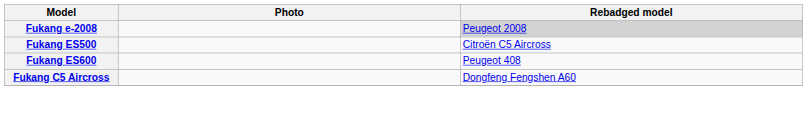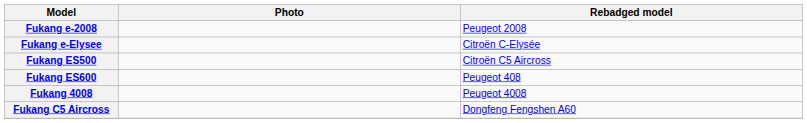(495, 28) lightgrey background -> (495, 28) no background
+ row: (61, 45)
+ row: (61, 93)
